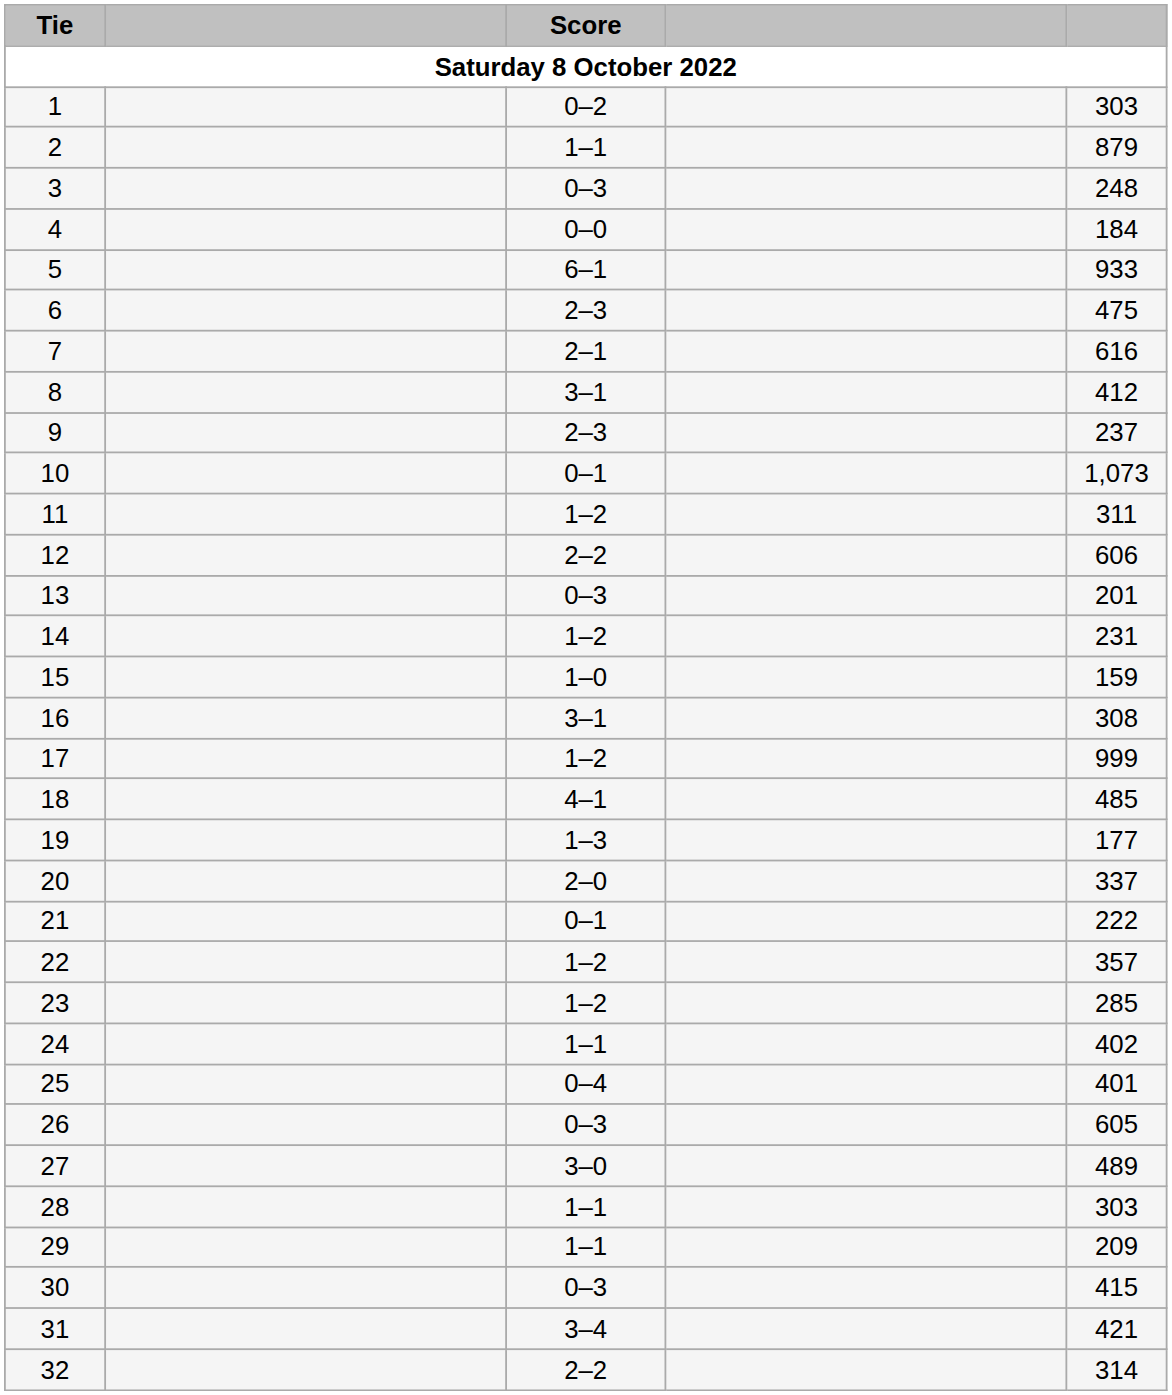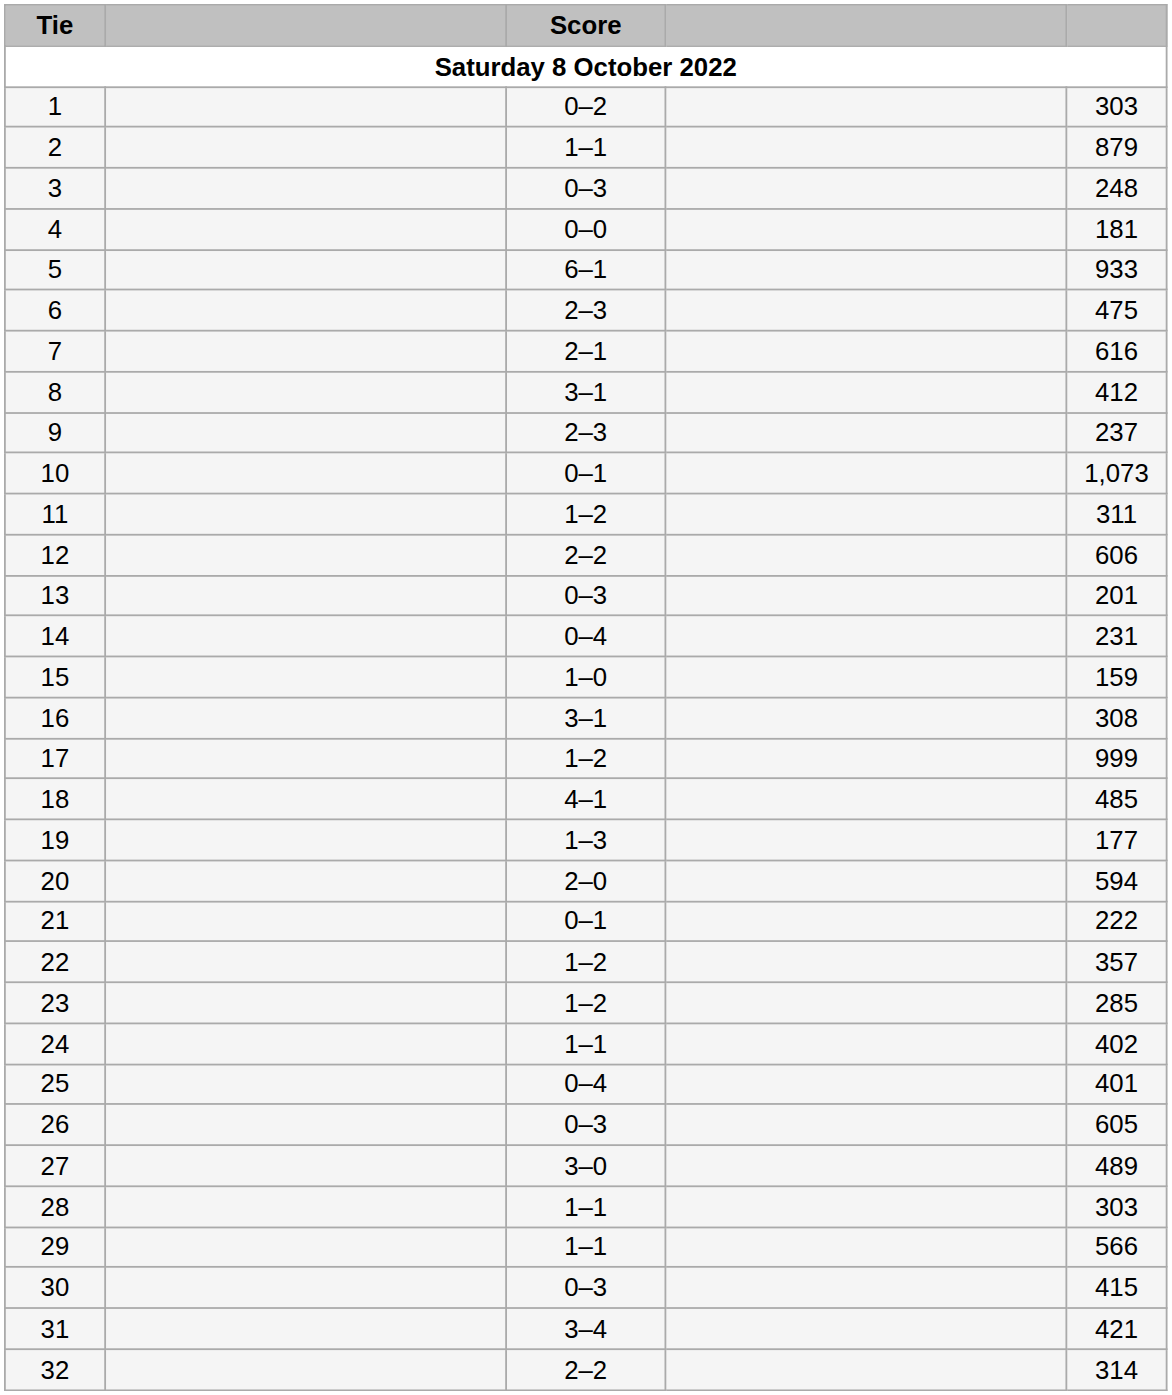(1116, 229) 184 -> (1116, 229) 181
(586, 636) 1–2 -> (586, 636) 0–4
(1116, 881) 337 -> (1116, 881) 594
(1116, 1247) 209 -> (1116, 1247) 566
